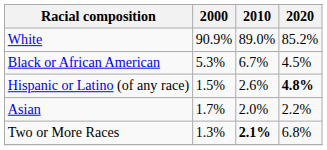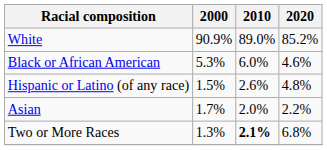(253, 63) 6.7% -> (253, 63) 6.0%
(297, 63) 4.5% -> (297, 63) 4.6%
(298, 86) bold -> (297, 86) normal
